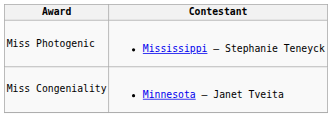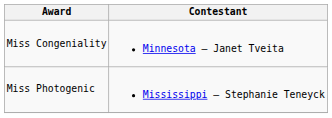rows swapped: (57, 90) <-> (51, 44)
